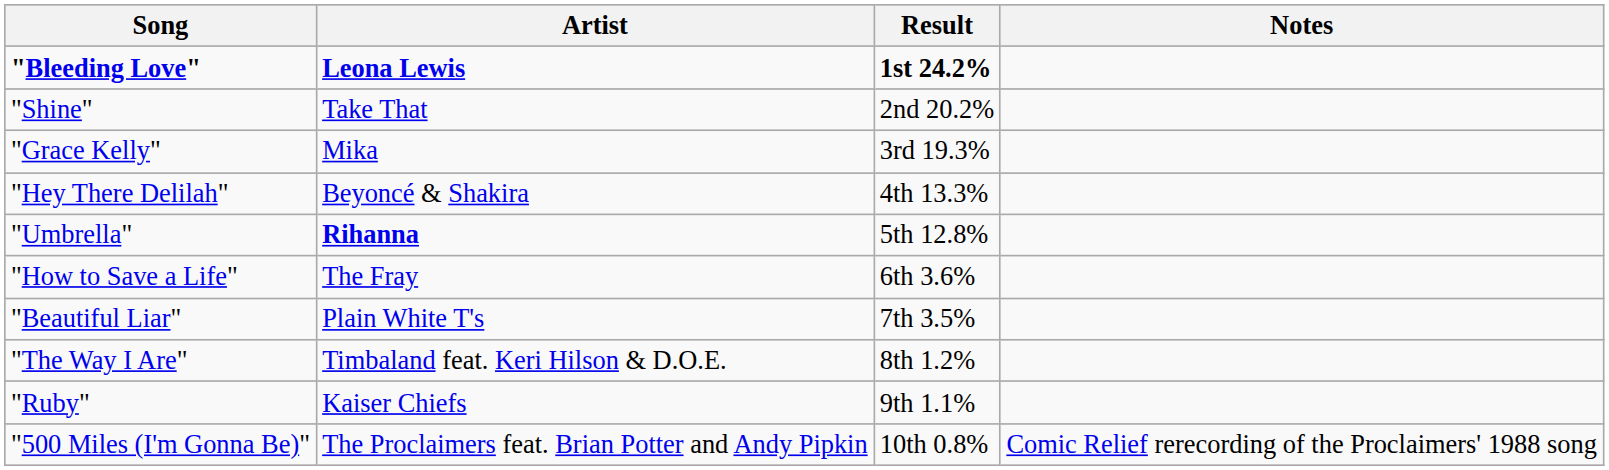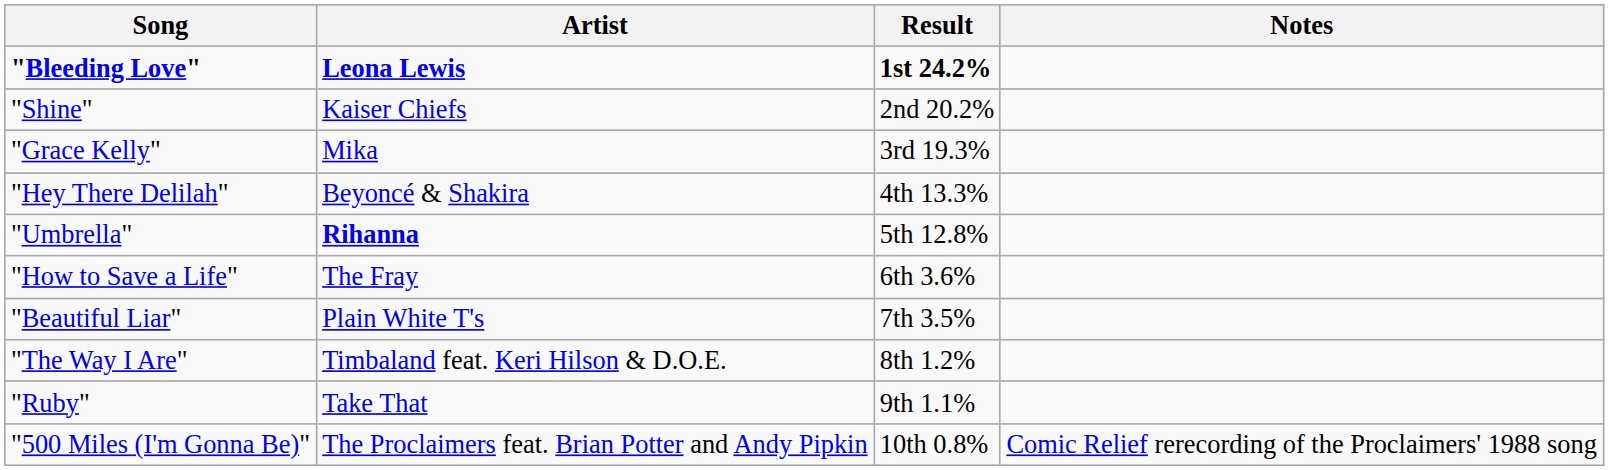(375, 109) Take That -> (394, 109) Kaiser Chiefs
(394, 402) Kaiser Chiefs -> (375, 402) Take That
